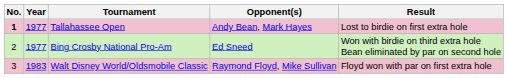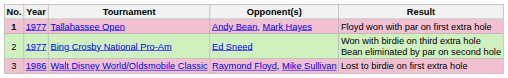(404, 27) Lost to birdie on first extra hole -> (416, 27) Floyd won with par on first extra hole
(36, 66) 1983 -> (36, 66) 1986
(416, 66) Floyd won with par on first extra hole -> (404, 66) Lost to birdie on first extra hole
